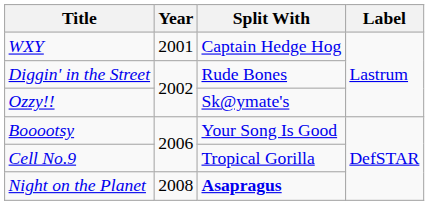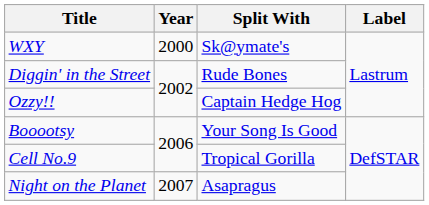(176, 46) 2001 -> (176, 46) 2000
(271, 46) Captain Hedge Hog -> (245, 46) Sk@ymate's
(245, 102) Sk@ymate's -> (271, 102) Captain Hedge Hog
(176, 185) 2008 -> (176, 185) 2007
(242, 185) bold -> (239, 185) normal
